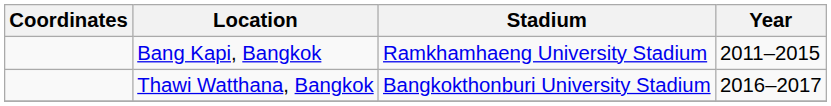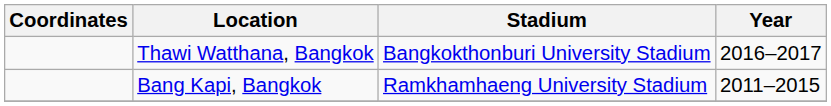rows swapped: (229, 52) <-> (255, 85)
